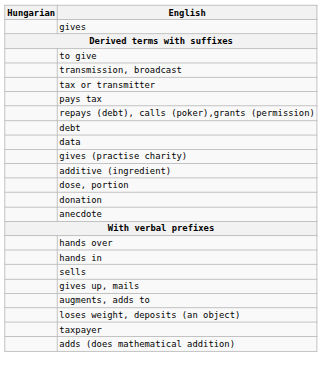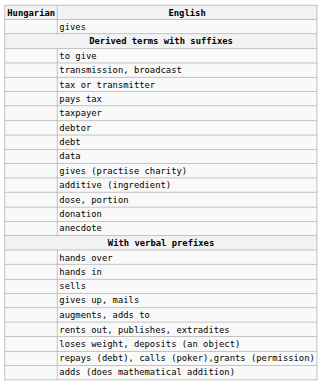rows swapped: (81, 329) <-> (187, 113)
+ row: (75, 128)
+ row: (145, 329)
